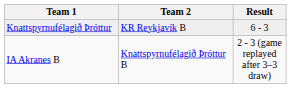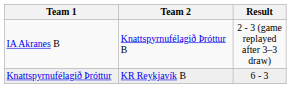rows swapped: (33, 59) <-> (59, 27)
